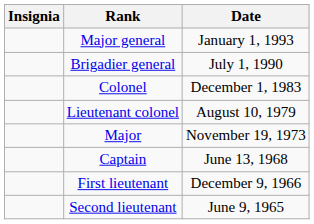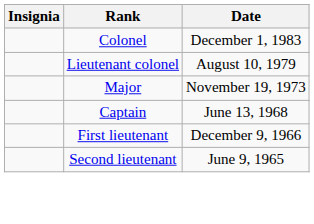- row: (123, 40)
- row: (123, 64)
